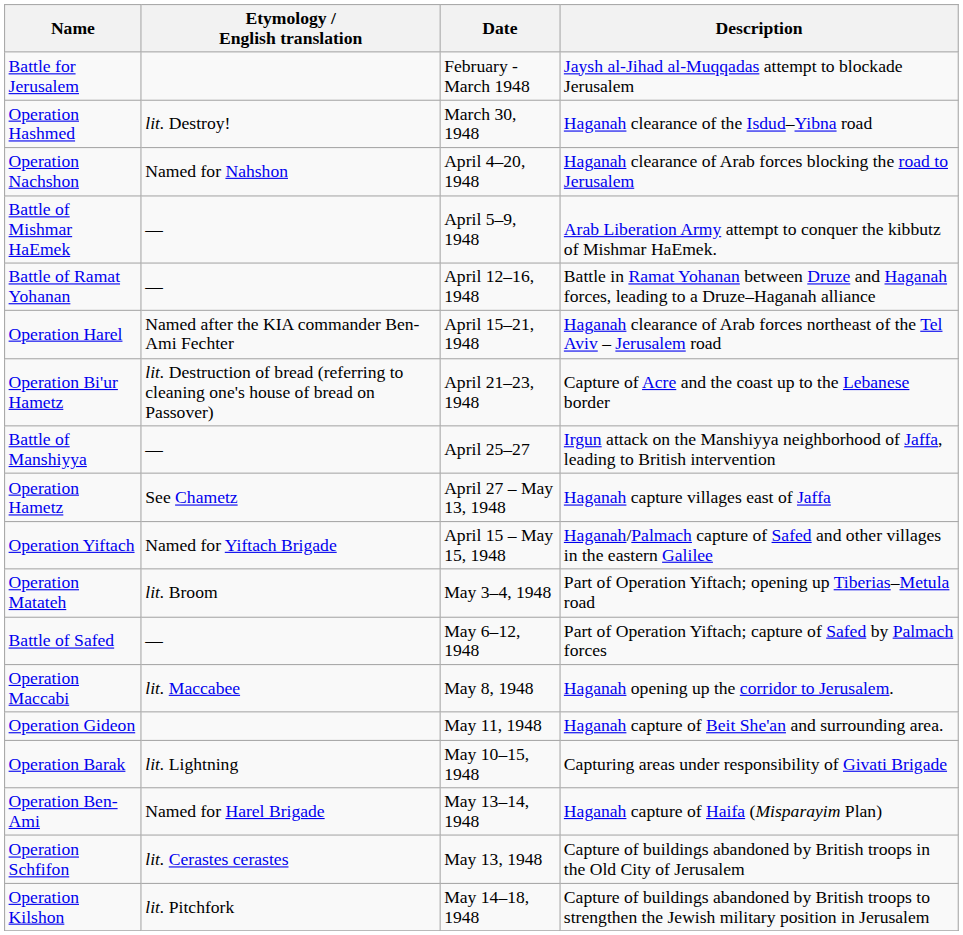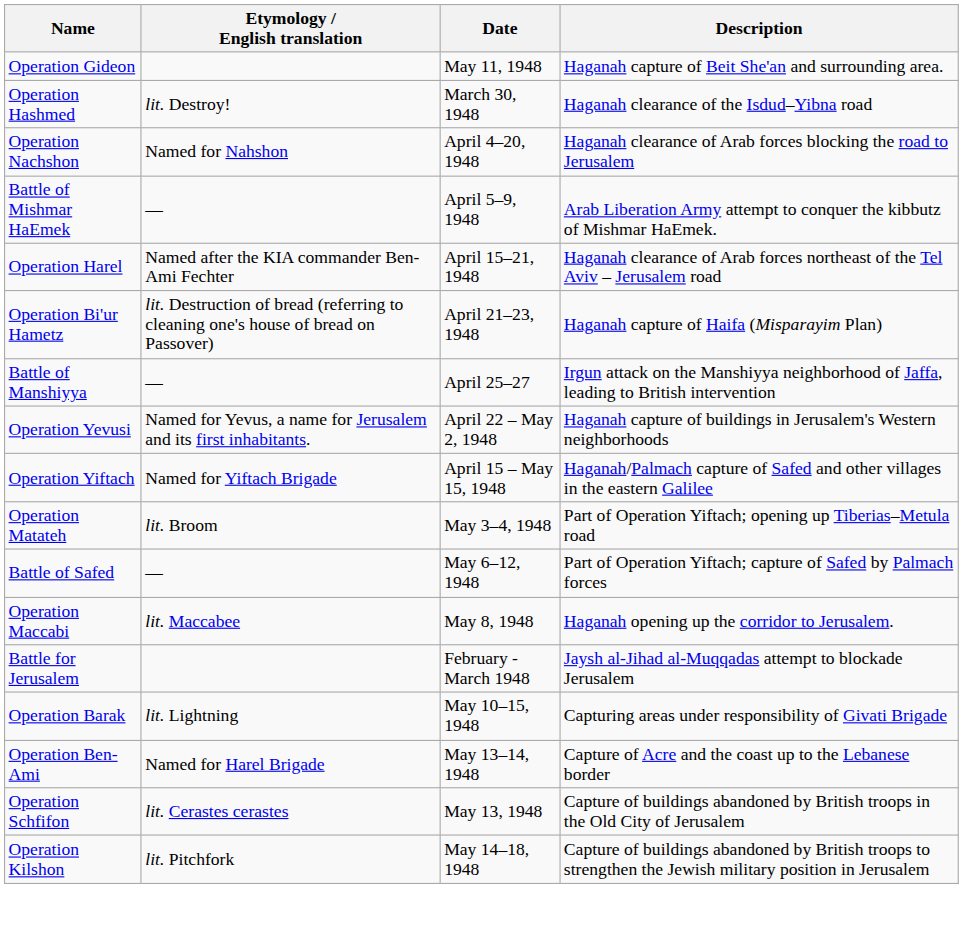rows swapped: (44, 76) <-> (72, 726)
- row: (64, 286)
(737, 392) Capture of Acre and the coast up to the Lebanese border -> (723, 324) Haganah capture of Haifa (Misparayim Plan)
- row: (44, 497)
+ row: (70, 429)
(723, 811) Haganah capture of Haifa (Misparayim Plan) -> (737, 763) Capture of Acre and the coast up to the Lebanese border
